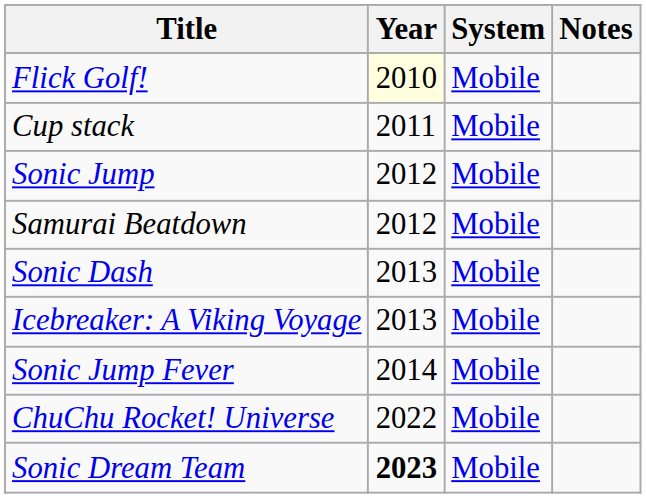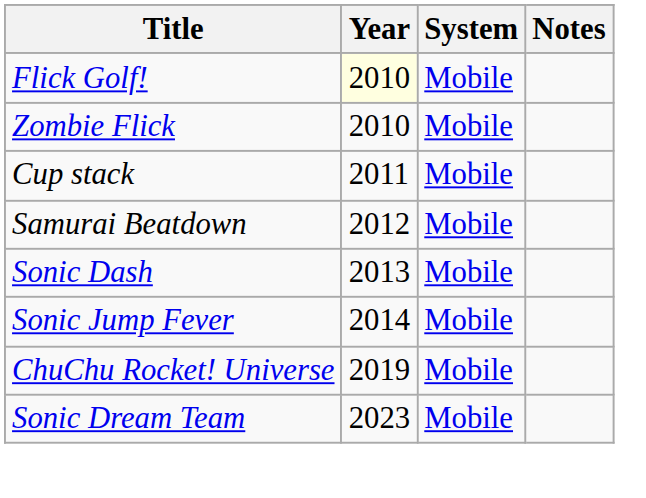+ row: (94, 126)
- row: (83, 175)
- row: (187, 321)
(406, 418) 2022 -> (379, 369) 2019
(406, 467) bold -> (379, 418) normal
